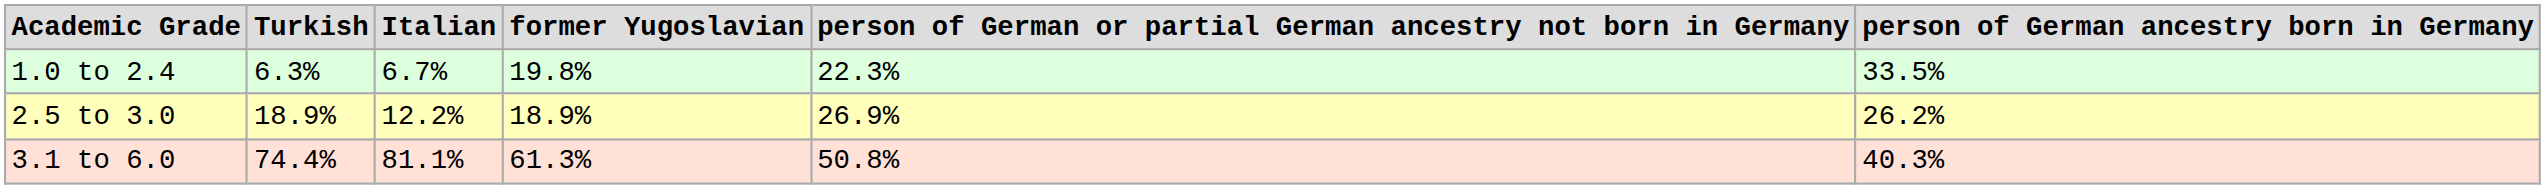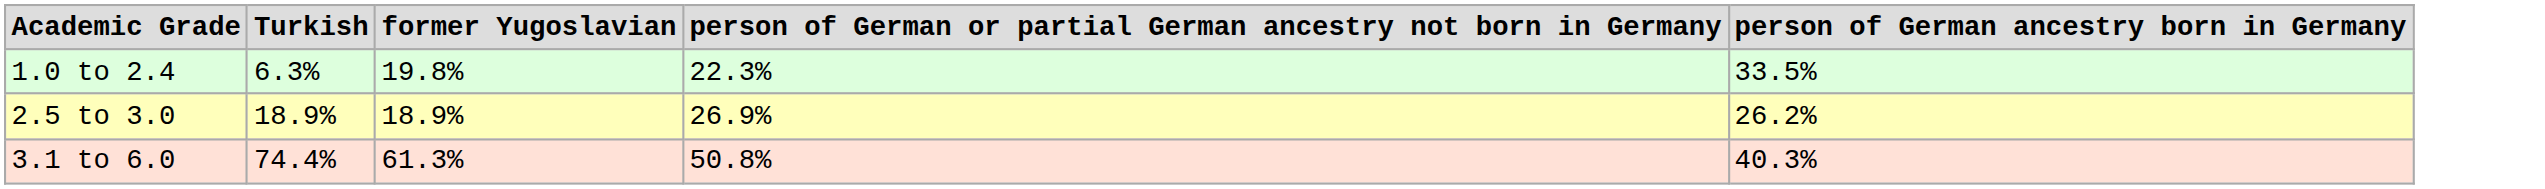- column: (439, 27)
